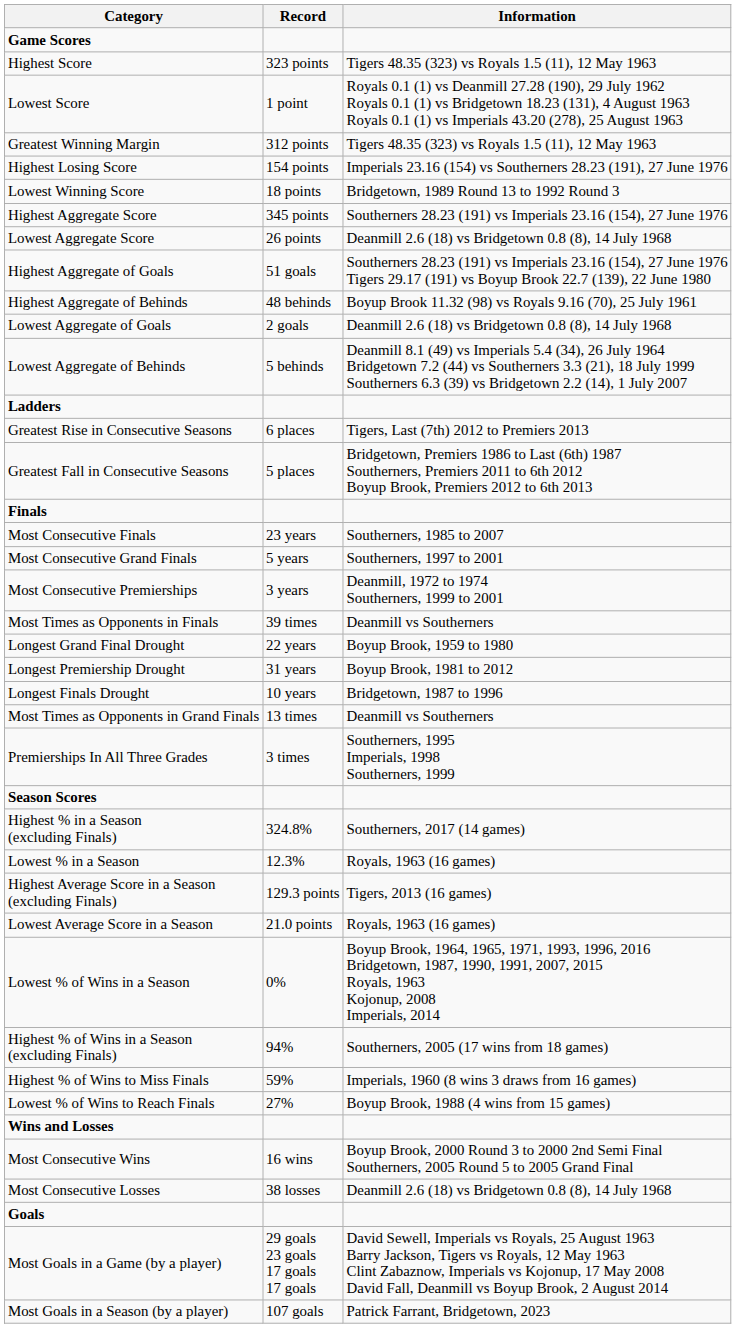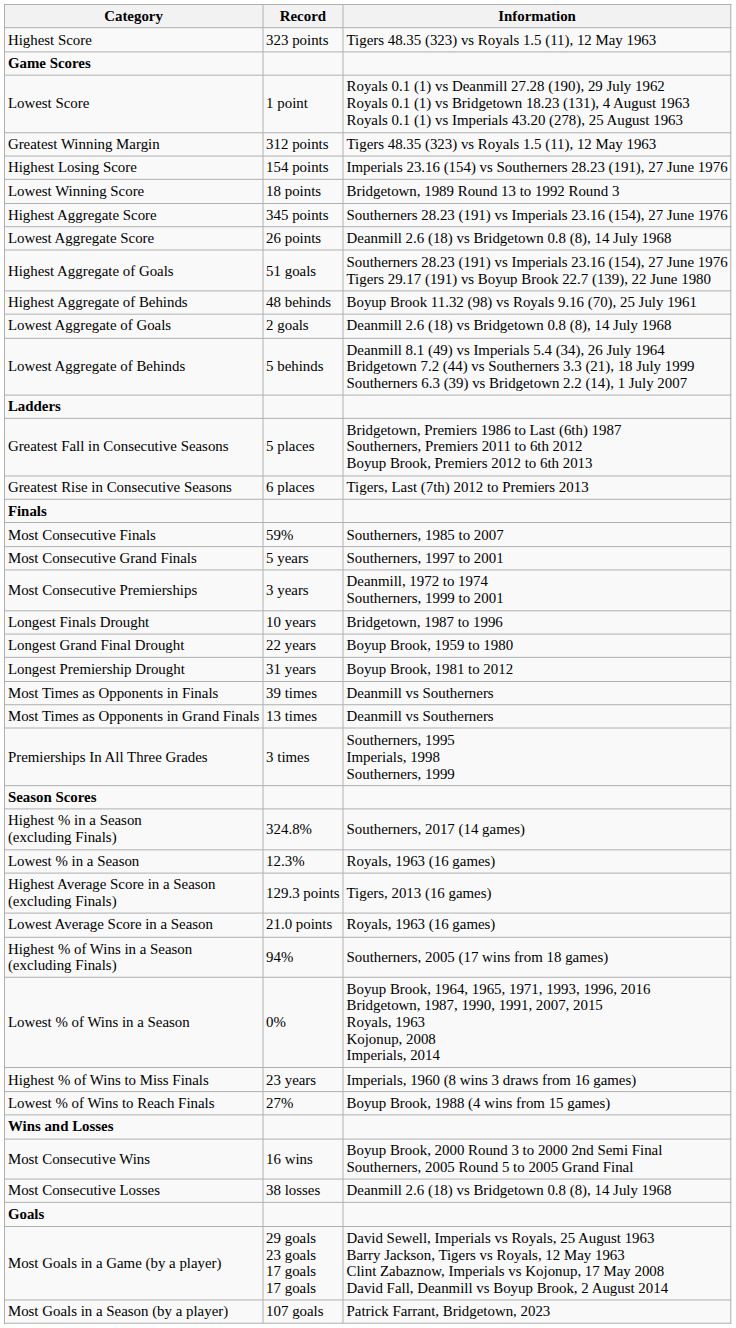rows swapped: (49, 39) <-> (50, 63)
rows swapped: (120, 430) <-> (118, 470)
(291, 534) 23 years -> (280, 534) 59%
rows swapped: (79, 692) <-> (113, 622)
rows swapped: (100, 1047) <-> (99, 982)
(280, 1079) 59% -> (291, 1079) 23 years
